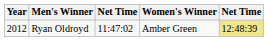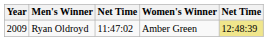(17, 28) 2012 -> (17, 28) 2009
